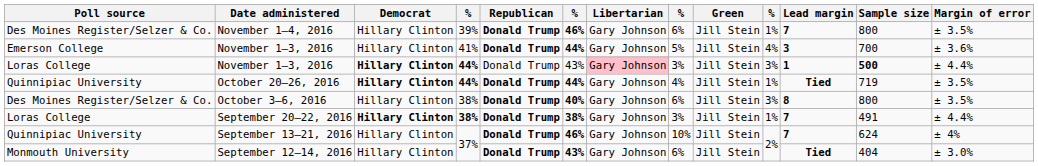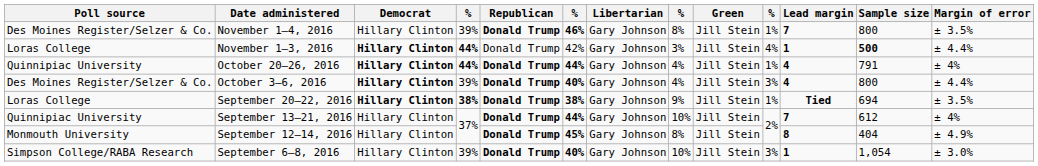(678, 30) 6% -> (678, 30) 8%
- row: (55, 48)
(575, 65) 43% -> (575, 48) 42%
(628, 65) pink background -> (628, 48) no background
(771, 65) 3% -> (771, 48) 4%
(818, 83) Tied -> (786, 65) 4
(868, 83) 719 -> (868, 65) 791
(954, 83) ± 3.5% -> (947, 65) ± 4%
(405, 100) normal -> (405, 83) bold
(468, 100) 38% -> (468, 83) 39%
(678, 100) 6% -> (678, 83) 4%
(786, 100) 8 -> (786, 83) 4
(954, 100) ± 3.5% -> (954, 83) ± 4.4%
(678, 117) 3% -> (678, 100) 9%
(786, 117) 7 -> (818, 100) Tied
(868, 117) 491 -> (868, 100) 694
(954, 117) ± 4.4% -> (954, 100) ± 3.5%
(575, 135) 46% -> (575, 117) 44%
(868, 135) 624 -> (868, 117) 612
(575, 152) 43% -> (575, 135) 45%
(678, 152) 6% -> (678, 135) 8%
(818, 152) Tied -> (786, 135) 8
(954, 152) ± 3.0% -> (954, 135) ± 4.9%
+ row: (100, 152)
